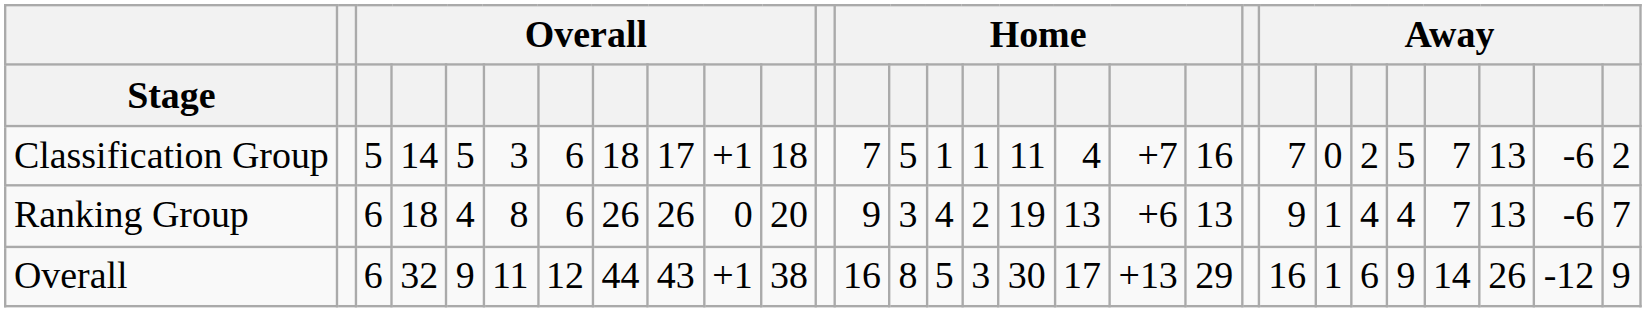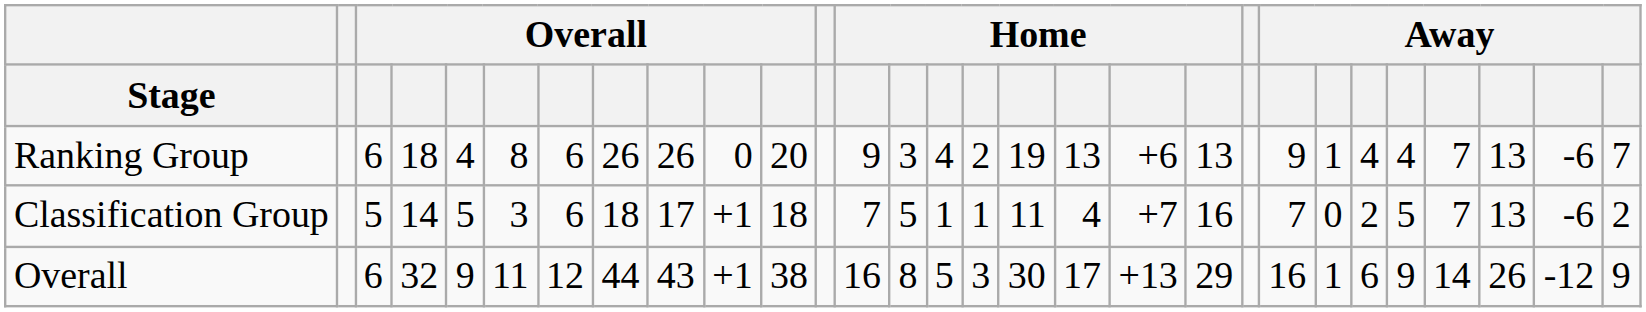rows swapped: (131, 214) <-> (171, 154)
